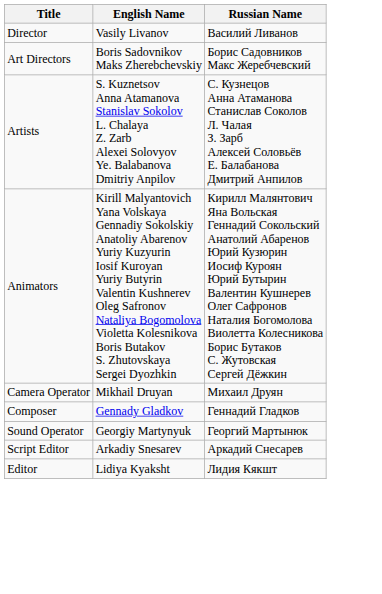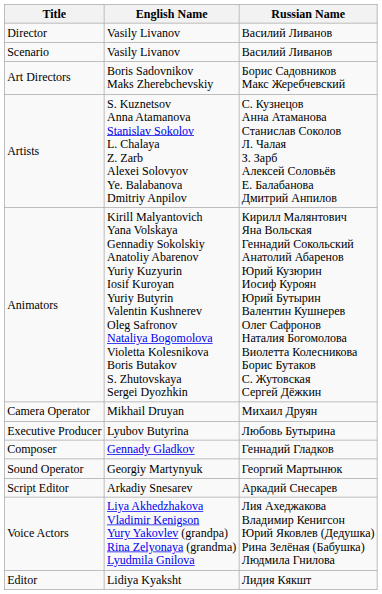+ row: (28, 52)
+ row: (54, 430)
+ row: (38, 533)
